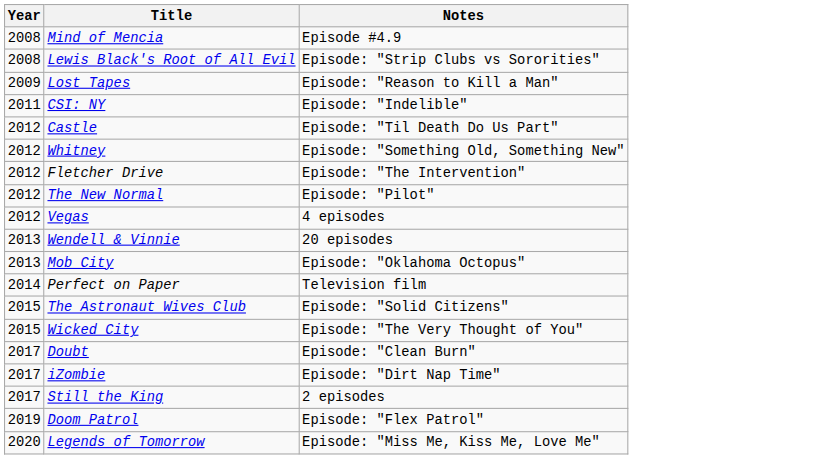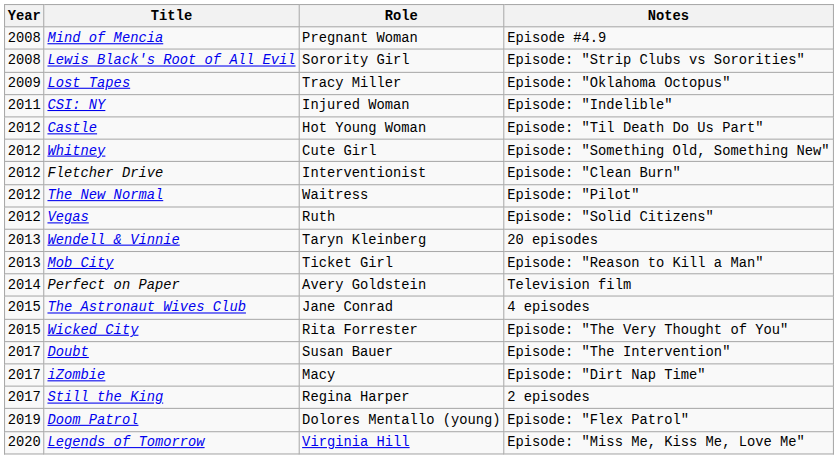+ column: (401, 16)
(430, 83) Episode: "Reason to Kill a Man" -> (619, 83) Episode: "Oklahoma Octopus"
(414, 173) Episode: "The Intervention" -> (594, 173) Episode: "Clean Burn"
(343, 218) 4 episodes -> (611, 218) Episode: "Solid Citizens"
(414, 263) Episode: "Oklahoma Octopus" -> (635, 263) Episode: "Reason to Kill a Man"
(405, 308) Episode: "Solid Citizens" -> (548, 308) 4 episodes
(389, 353) Episode: "Clean Burn" -> (619, 353) Episode: "The Intervention"
